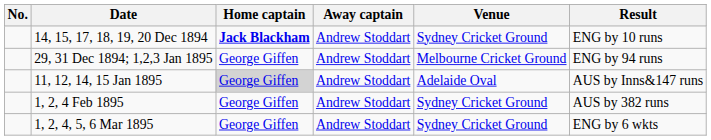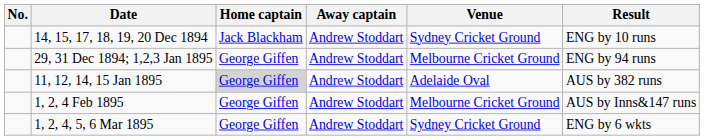(264, 37) bold -> (261, 37) normal
(638, 80) AUS by Inns&147 runs -> (614, 80) AUS by 382 runs
(482, 102) Sydney Cricket Ground -> (485, 102) Melbourne Cricket Ground
(621, 102) AUS by 382 runs -> (631, 102) AUS by Inns&147 runs
